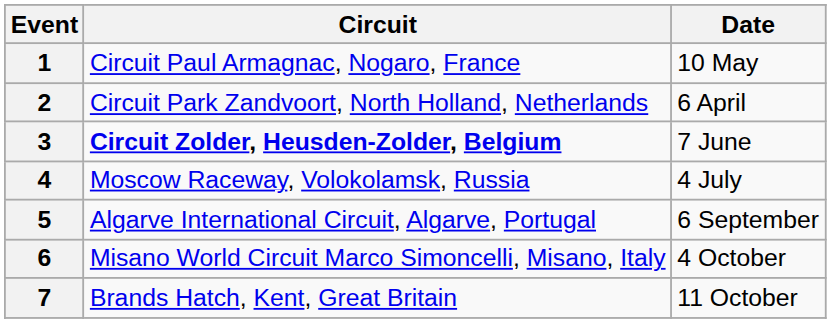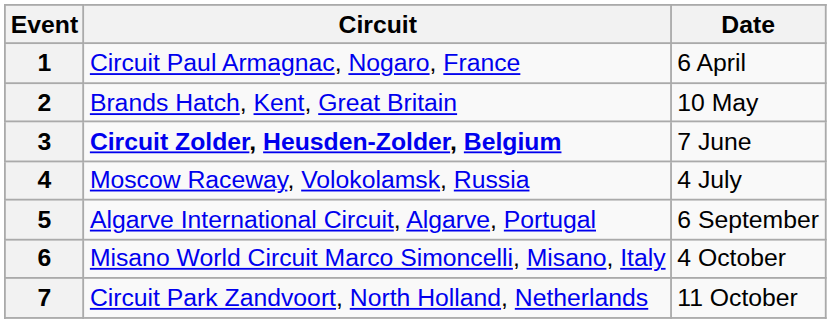(718, 63) 10 May -> (712, 63) 6 April
(369, 102) Circuit Park Zandvoort, North Holland, Netherlands -> (273, 102) Brands Hatch, Kent, Great Britain
(712, 102) 6 April -> (718, 102) 10 May
(273, 297) Brands Hatch, Kent, Great Britain -> (369, 297) Circuit Park Zandvoort, North Holland, Netherlands
